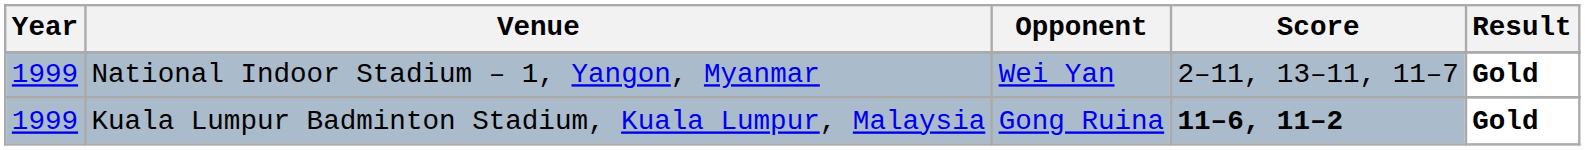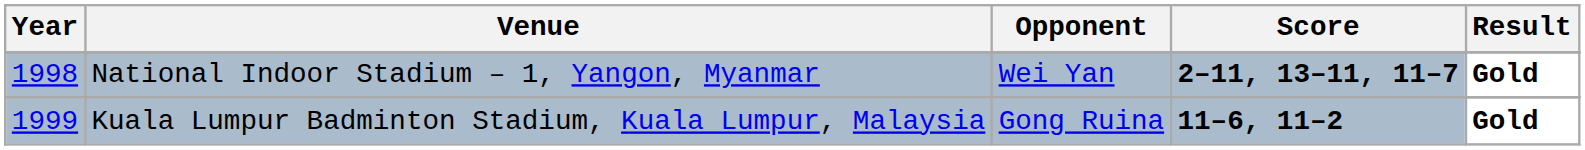(45, 74) 1999 -> (45, 74) 1998
(1318, 74) normal -> (1318, 74) bold
